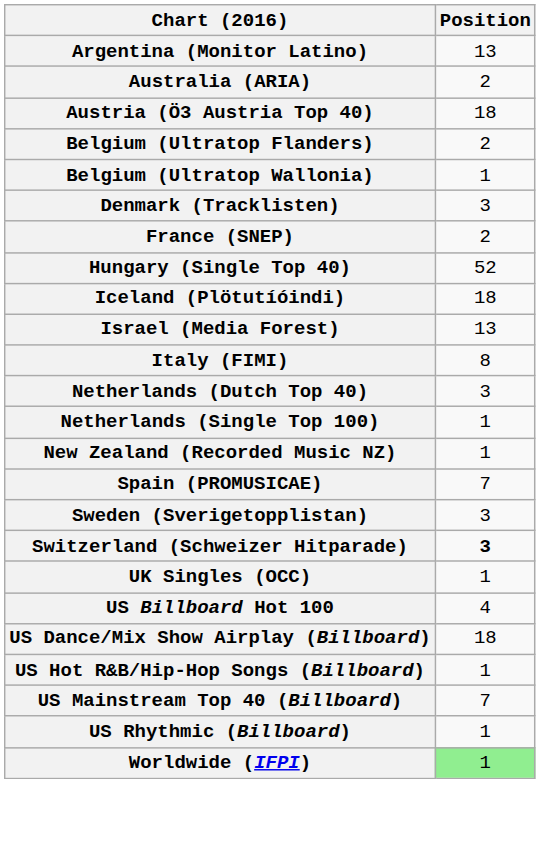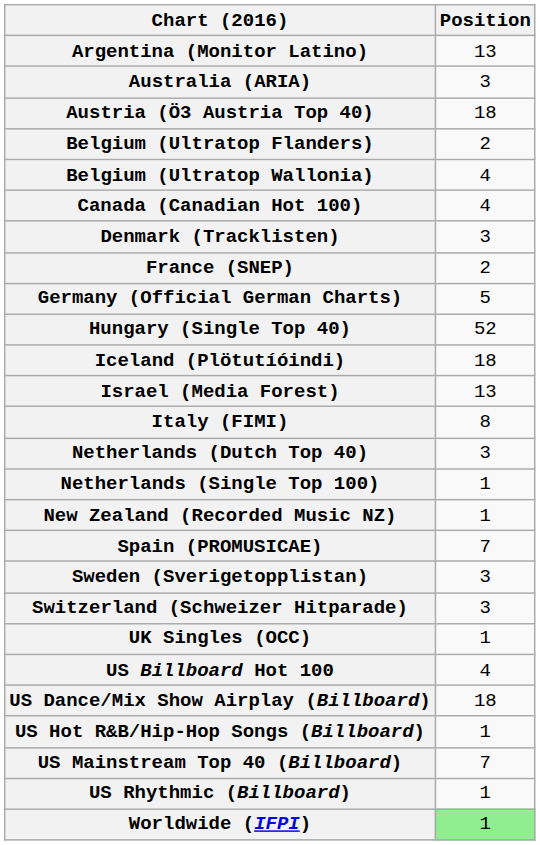(485, 82) 2 -> (485, 82) 3
(485, 175) 1 -> (485, 175) 4
+ row: (220, 206)
+ row: (220, 299)
(485, 546) bold -> (485, 608) normal
